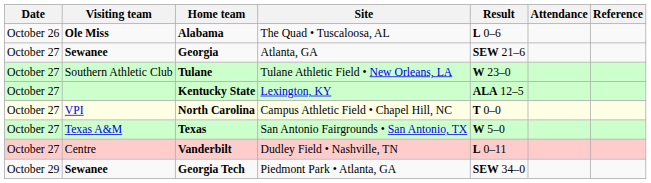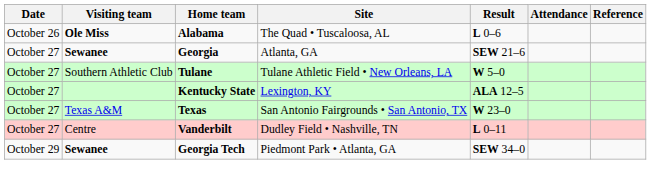(492, 72) W 23–0 -> (489, 72) W 5–0
- row: (217, 110)
(489, 130) W 5–0 -> (492, 110) W 23–0
